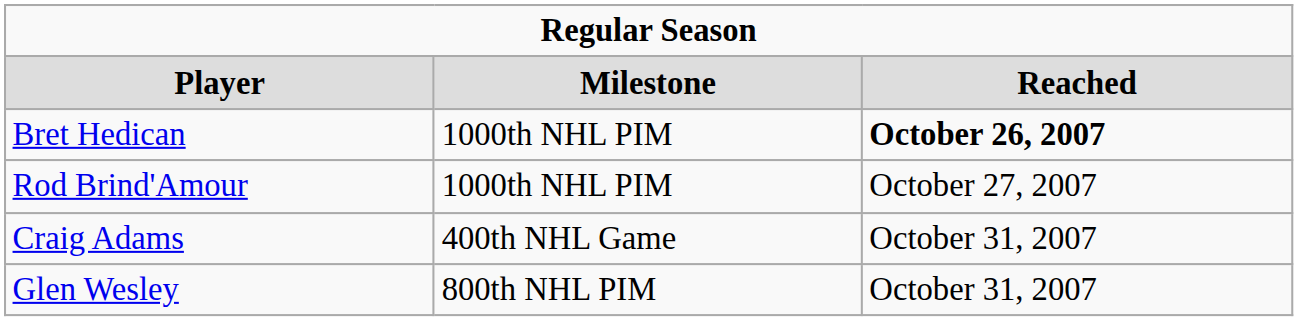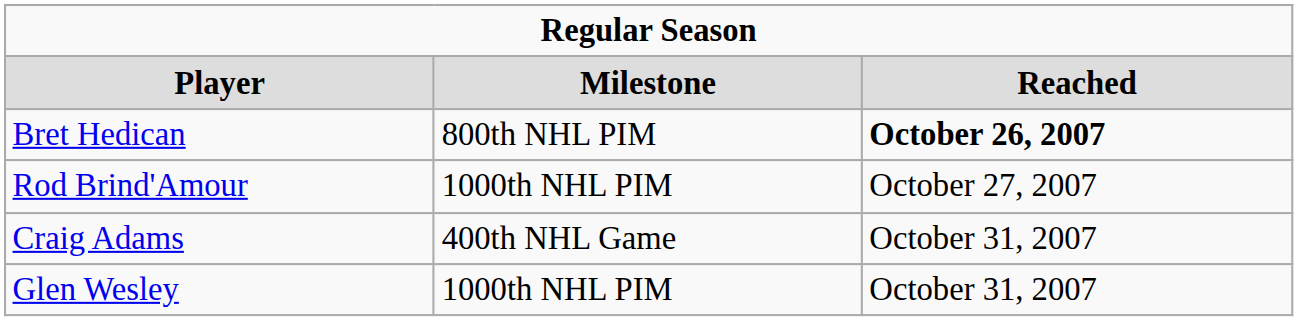(557, 133) 1000th NHL PIM -> (549, 133) 800th NHL PIM
(549, 289) 800th NHL PIM -> (557, 289) 1000th NHL PIM
